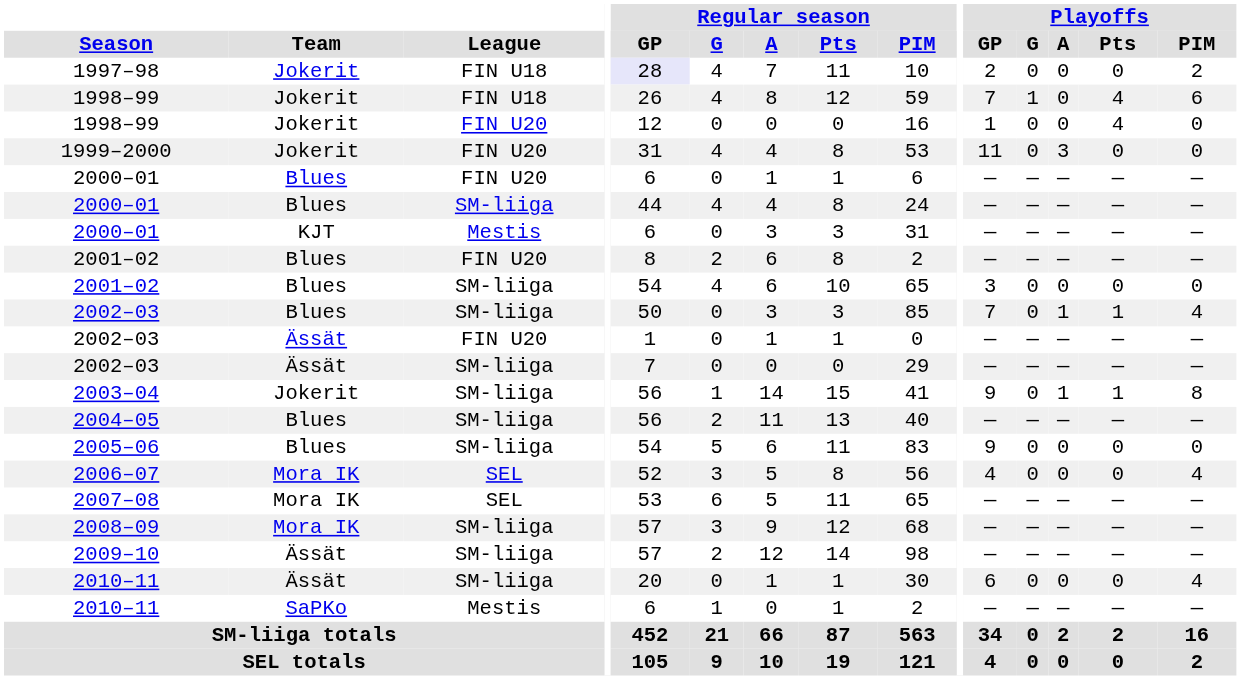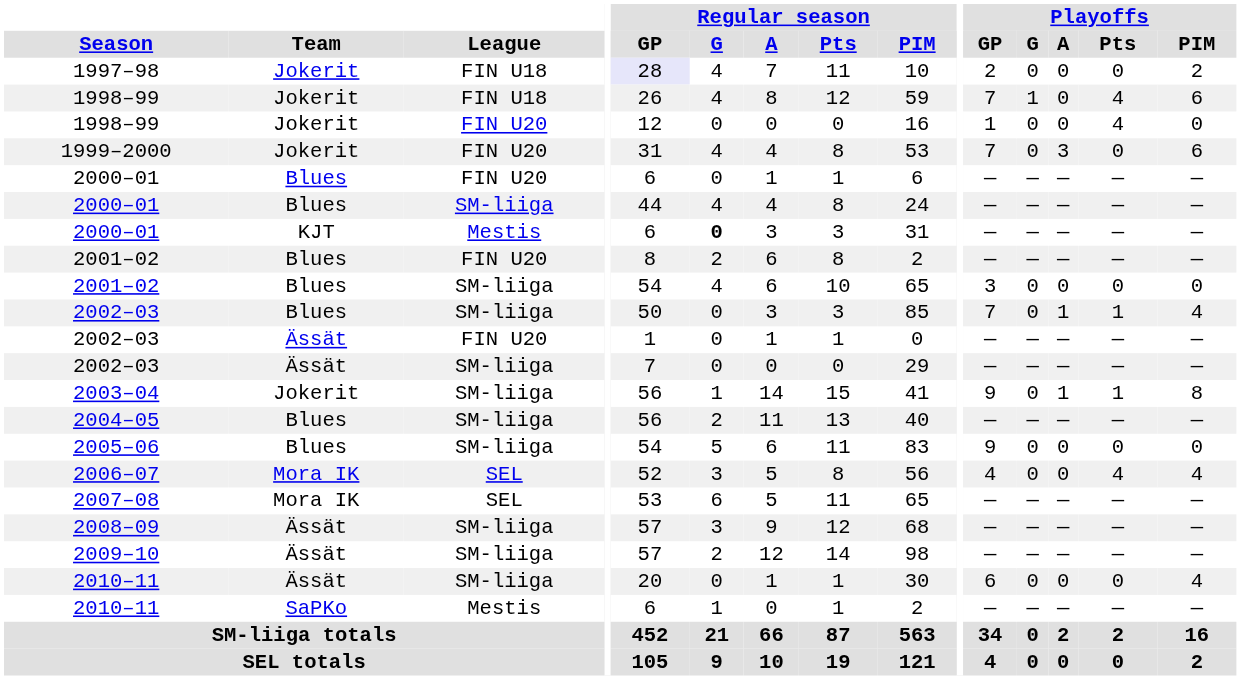(990, 152) 11 -> (990, 152) 7
(1197, 152) 0 -> (1197, 152) 6
(717, 232) normal -> (717, 232) bold
(1118, 474) 0 -> (1118, 474) 4
(316, 528) Mora IK -> (316, 528) Ässät
